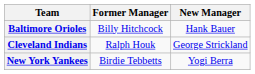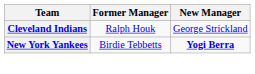- row: (47, 28)
(210, 61) normal -> (210, 45) bold
